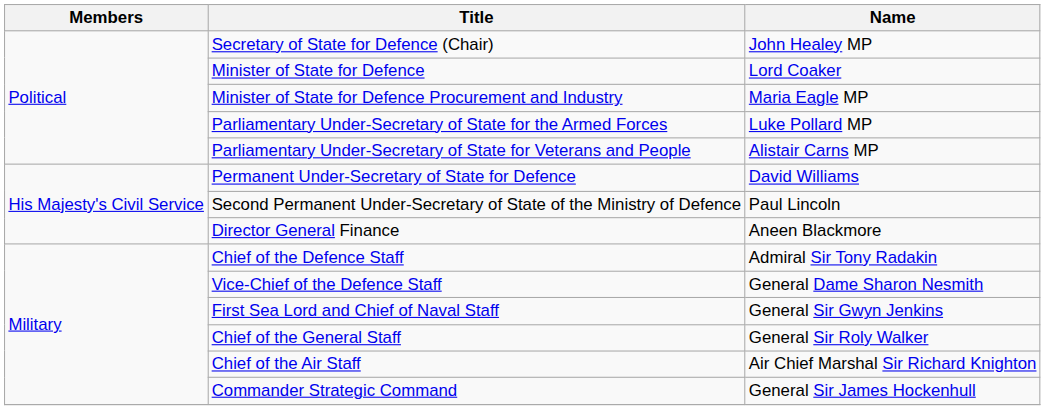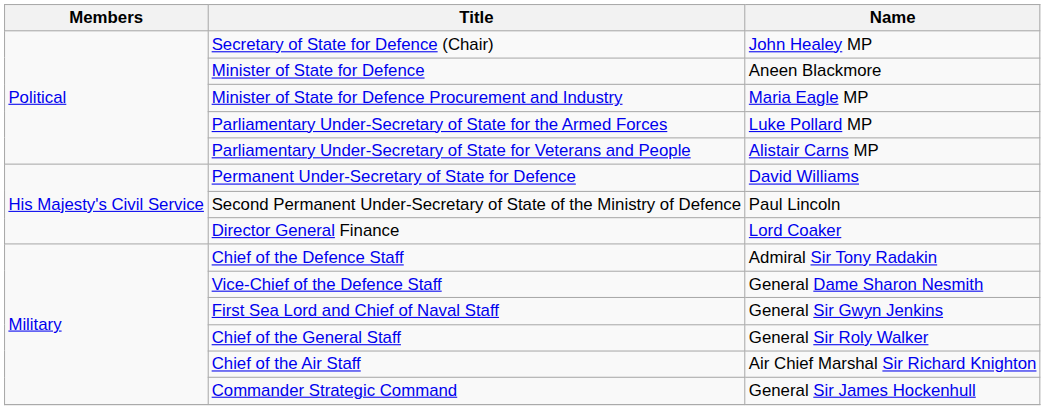(795, 71) Lord Coaker -> (815, 71) Aneen Blackmore
(815, 230) Aneen Blackmore -> (795, 230) Lord Coaker
